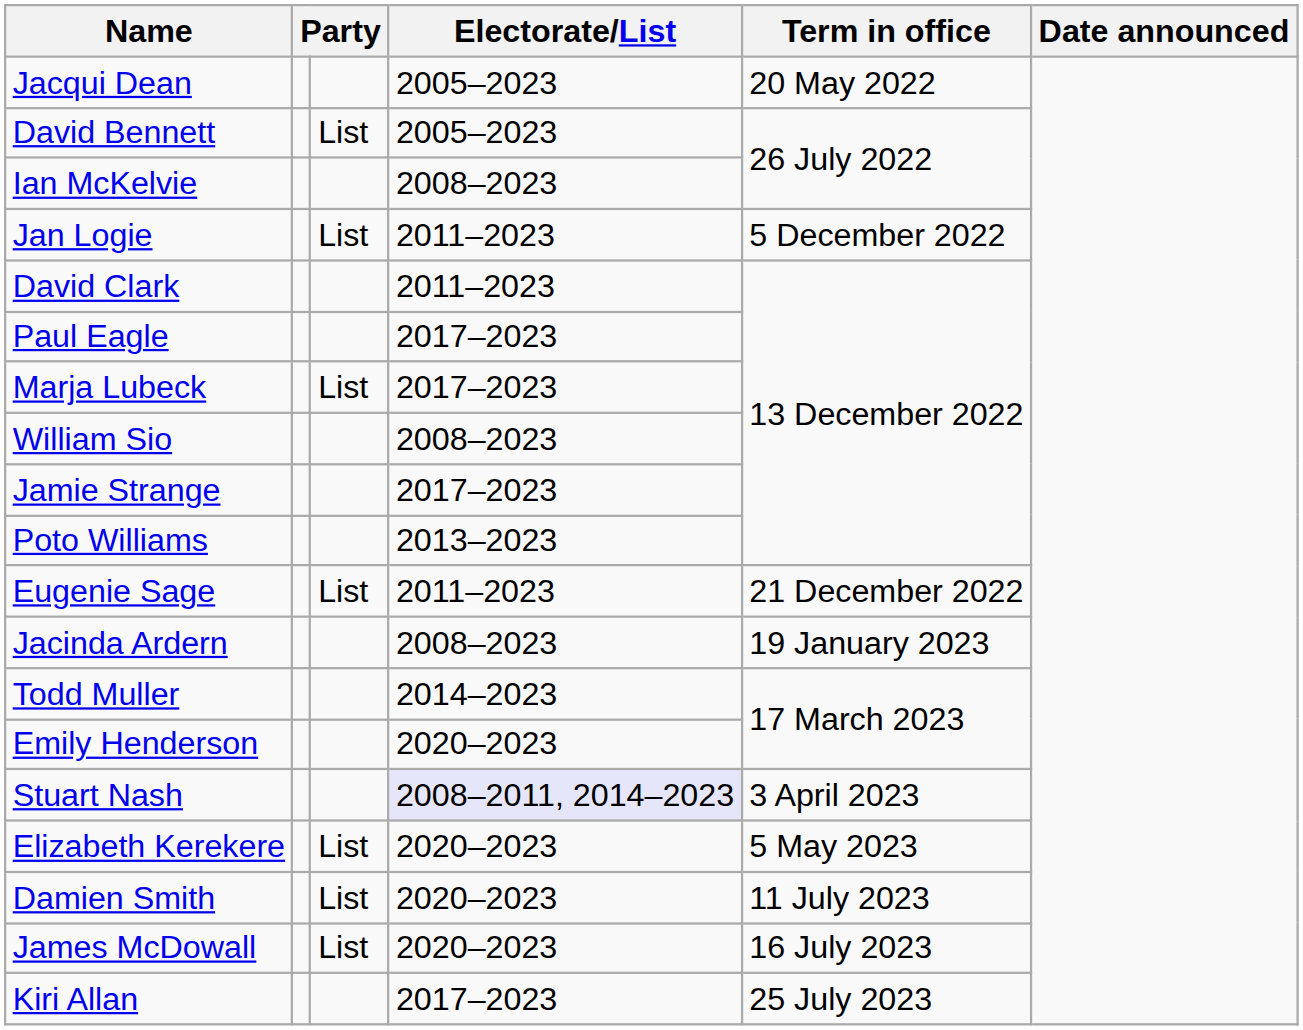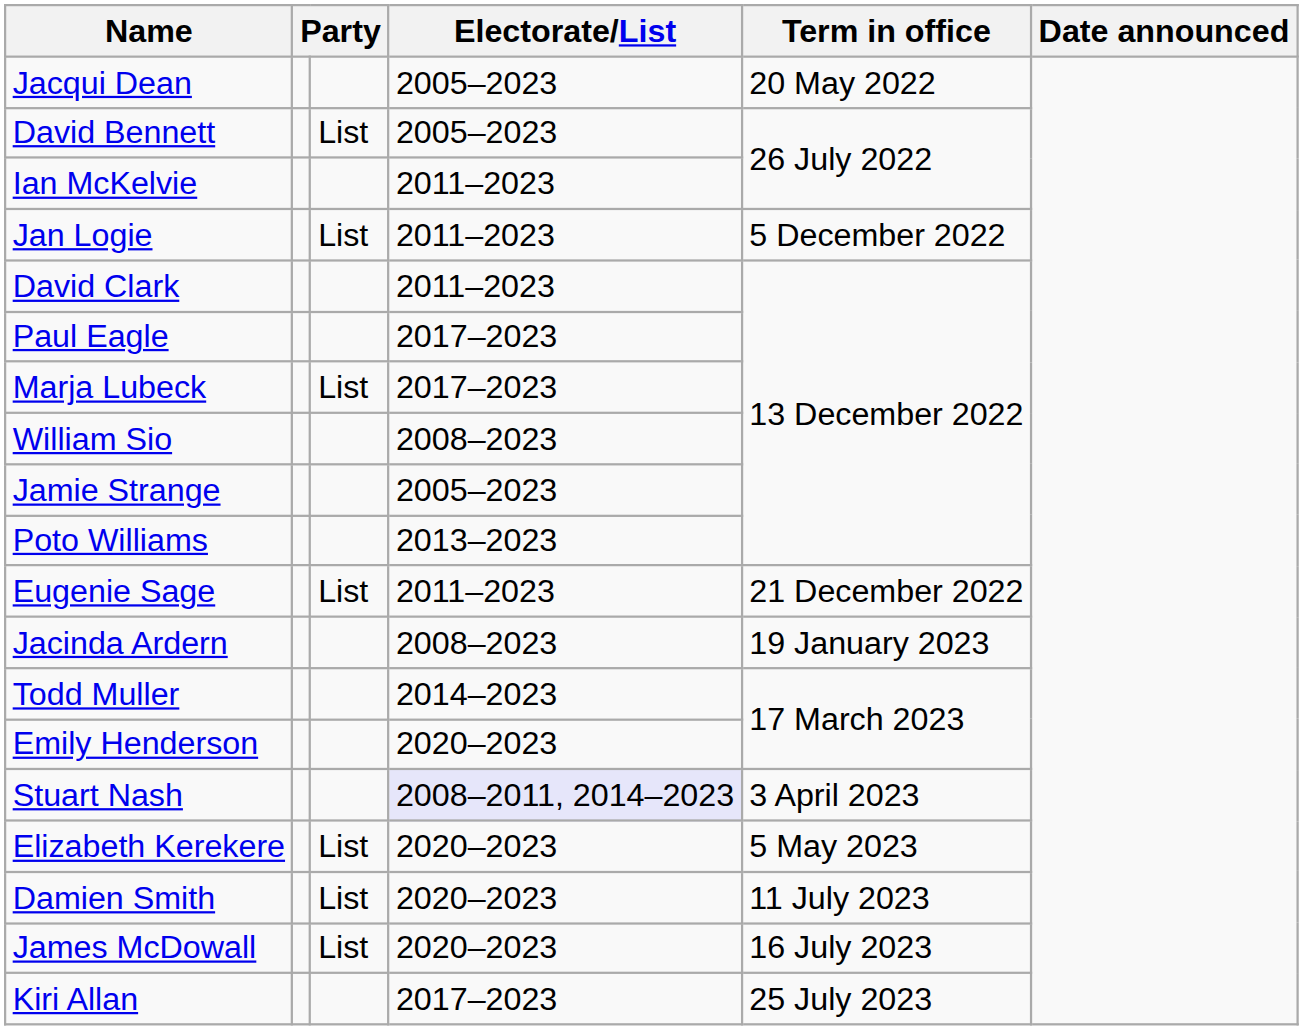(477, 184) 2008–2023 -> (475, 184) 2011–2023
(477, 490) 2017–2023 -> (477, 490) 2005–2023
